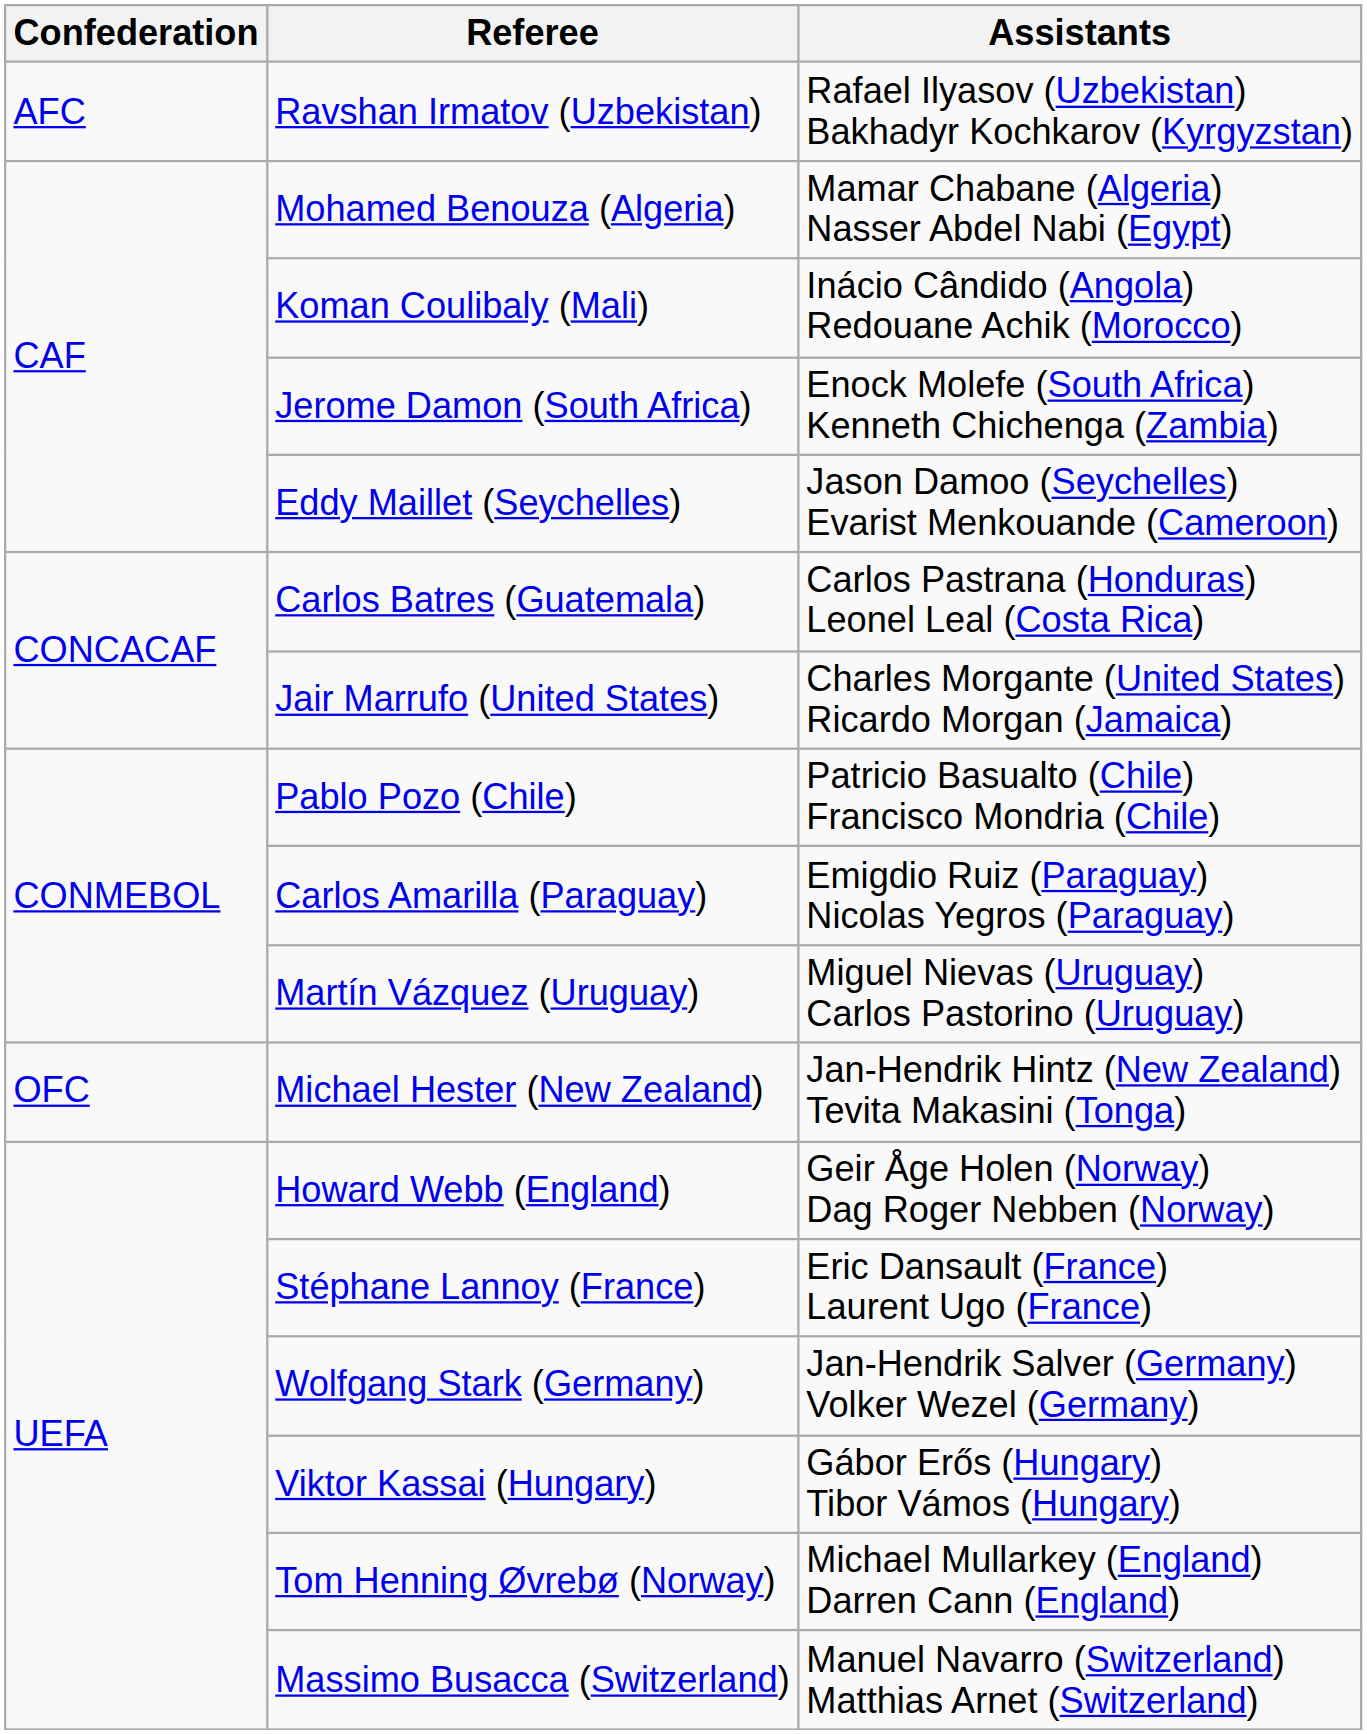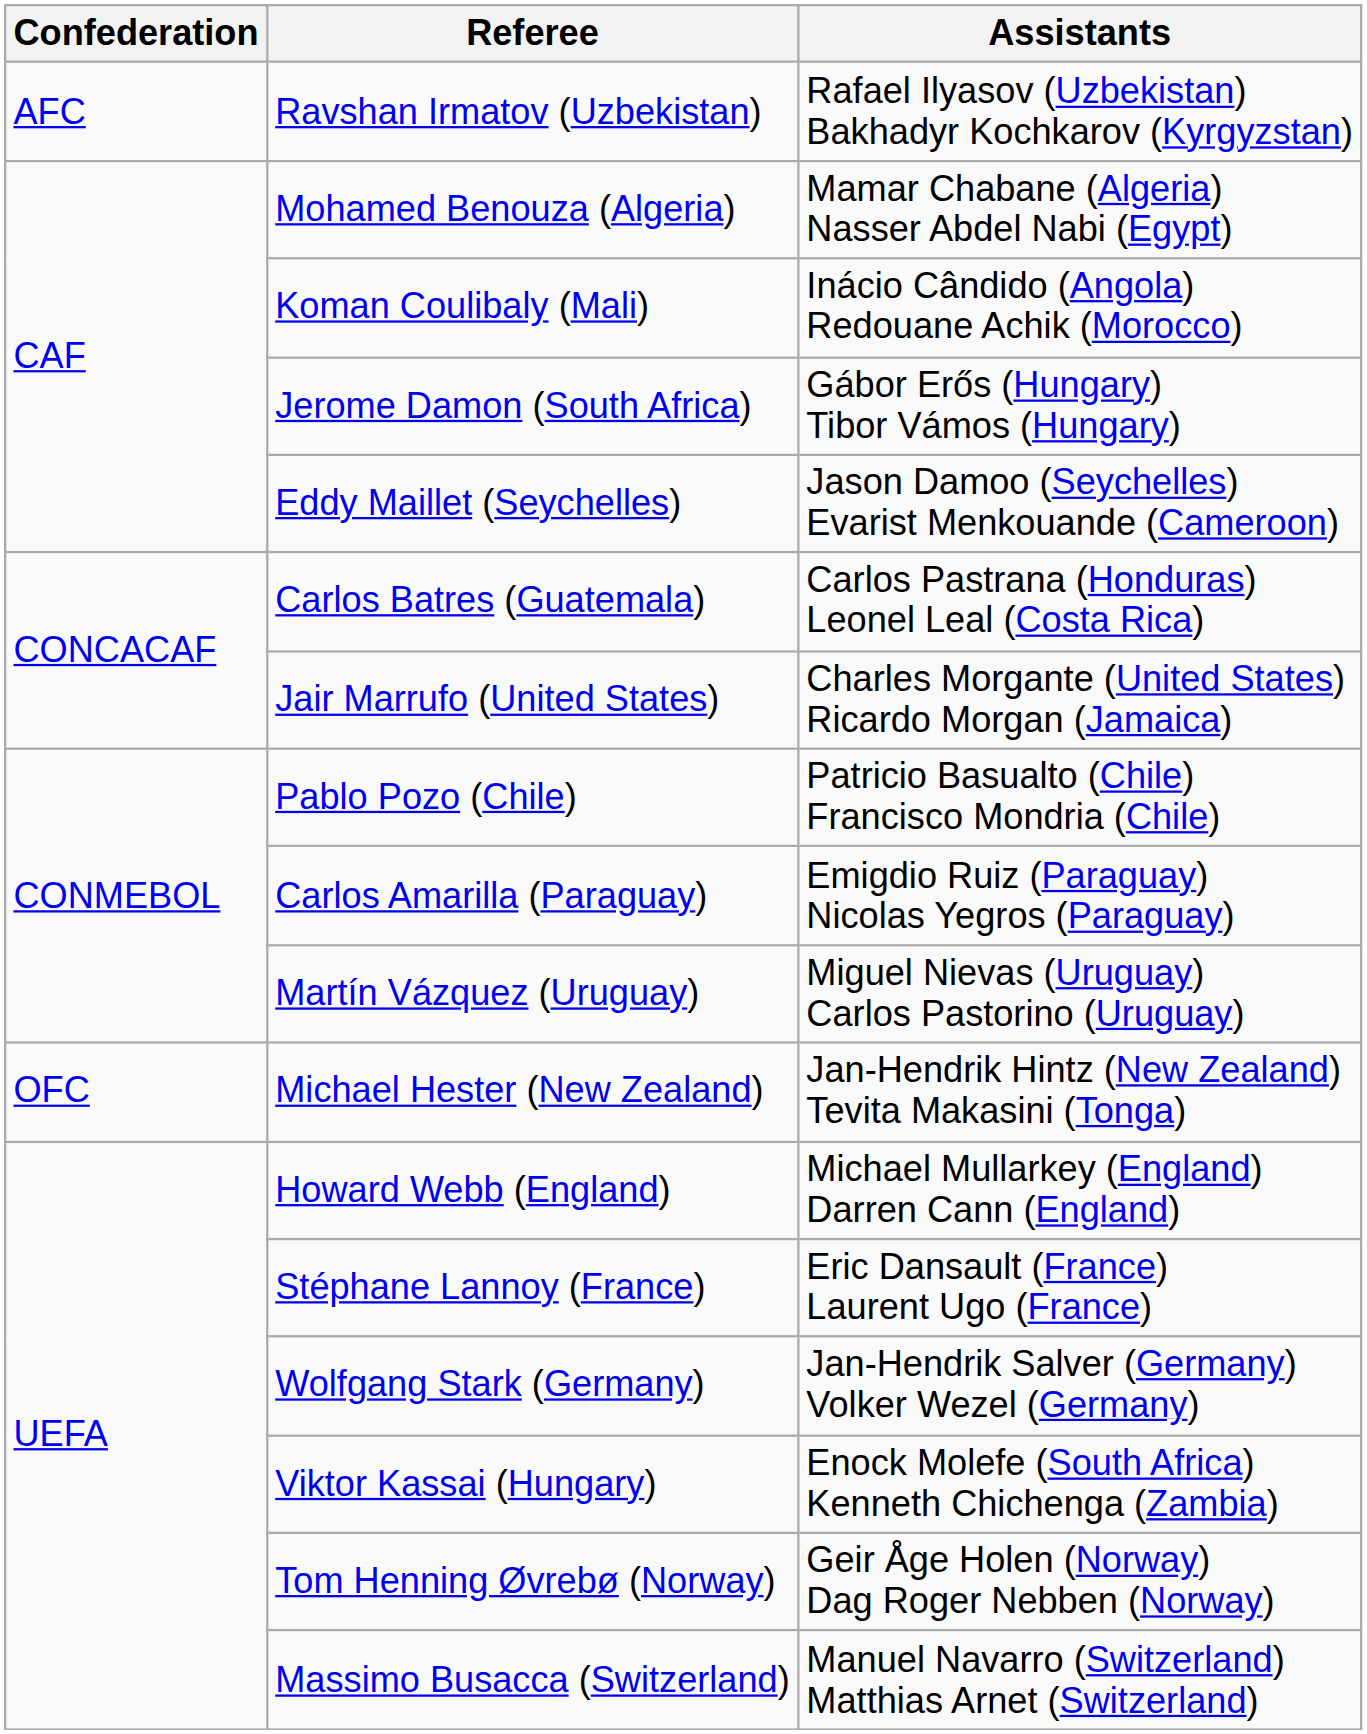(1043, 404) Enock Molefe (South Africa) Kenneth Chichenga (Zambia) -> (994, 404) Gábor Erős (Hungary) Tibor Vámos (Hungary)
(1041, 1189) Geir Åge Holen (Norway) Dag Roger Nebben (Norway) -> (1034, 1189) Michael Mullarkey (England) Darren Cann (England)
(994, 1483) Gábor Erős (Hungary) Tibor Vámos (Hungary) -> (1043, 1483) Enock Molefe (South Africa) Kenneth Chichenga (Zambia)
(1034, 1581) Michael Mullarkey (England) Darren Cann (England) -> (1041, 1581) Geir Åge Holen (Norway) Dag Roger Nebben (Norway)
